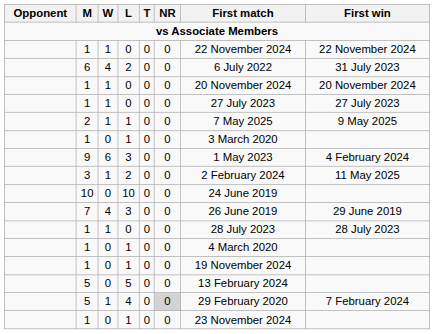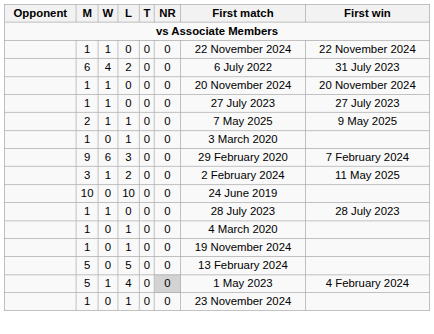(243, 157) 1 May 2023 -> (243, 157) 29 February 2020
(367, 157) 4 February 2024 -> (367, 157) 7 February 2024
- row: (87, 211)
(243, 301) 29 February 2020 -> (243, 283) 1 May 2023
(367, 301) 7 February 2024 -> (367, 283) 4 February 2024
